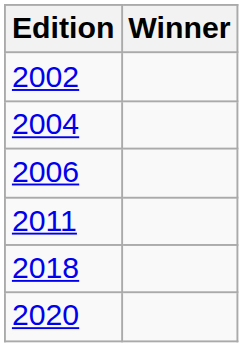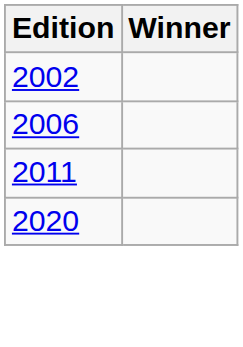- row: (46, 124)
- row: (46, 268)
